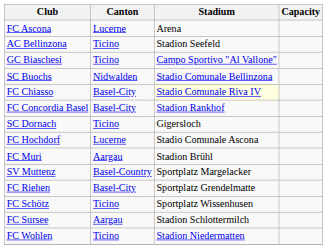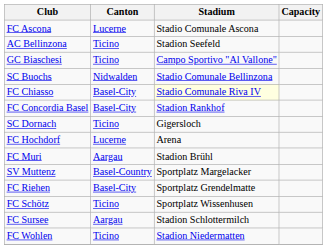(169, 28) Arena -> (207, 28) Stadio Comunale Ascona
(207, 140) Stadio Comunale Ascona -> (169, 140) Arena
